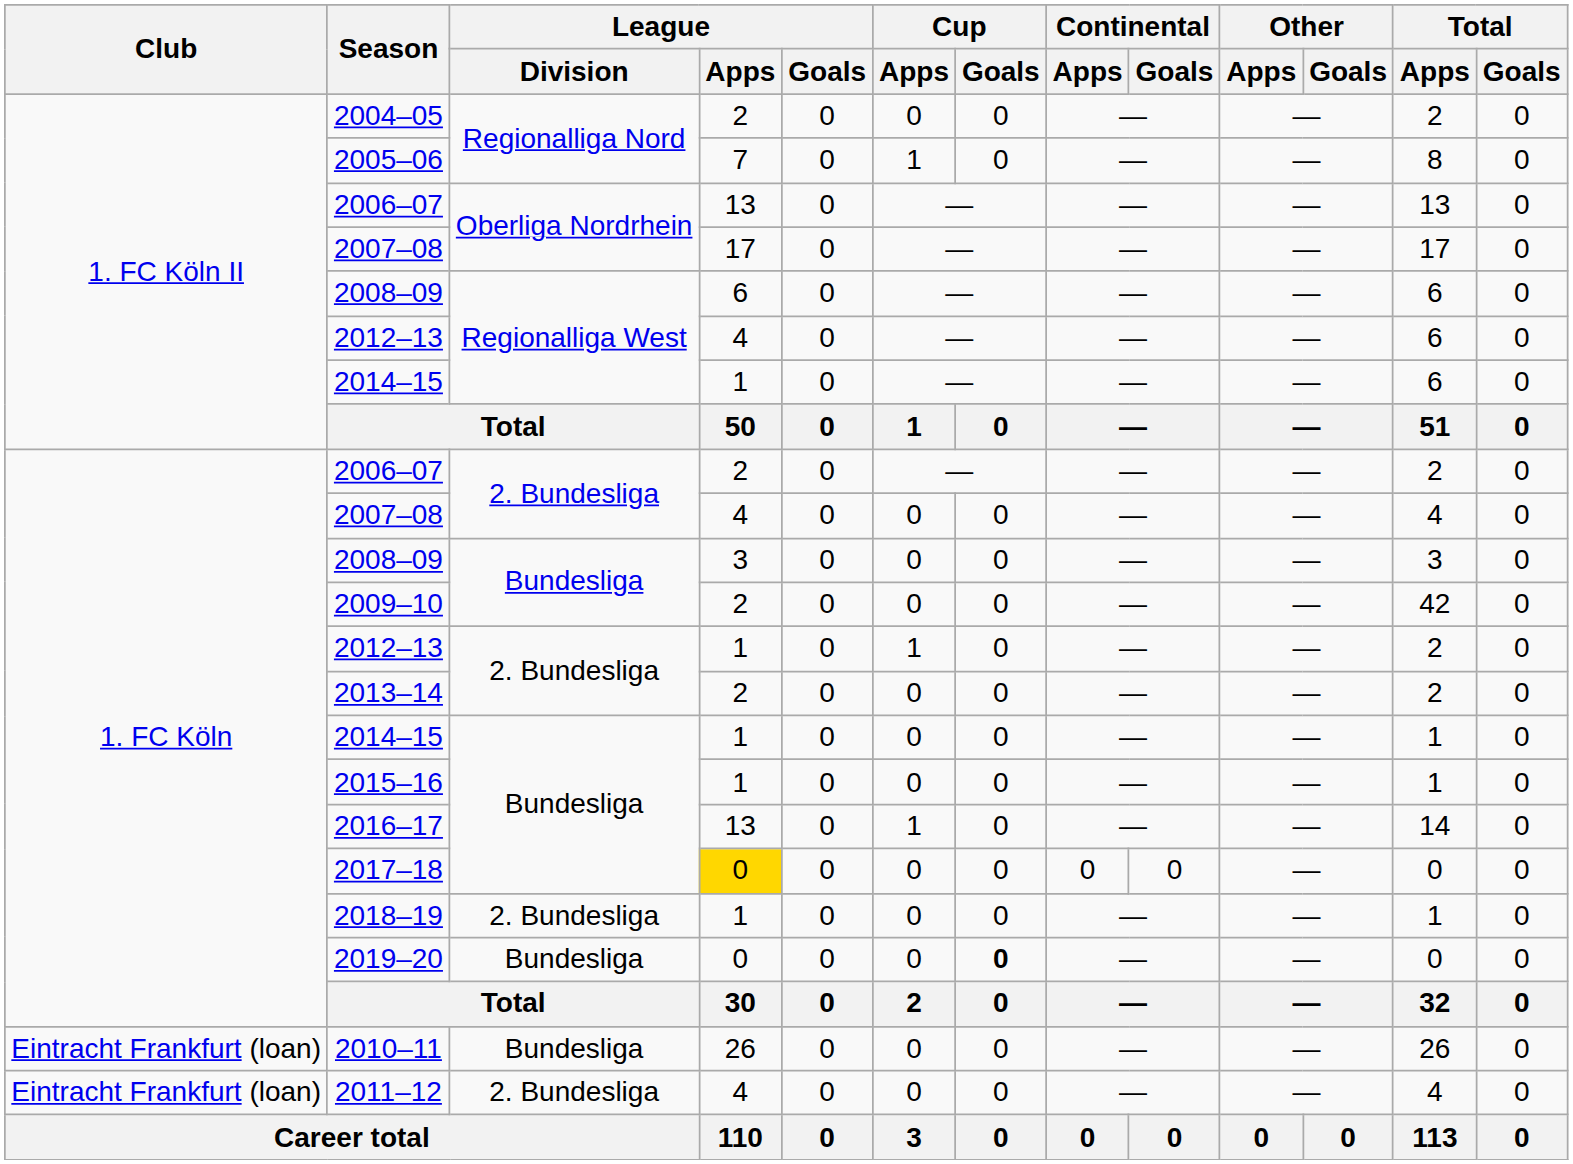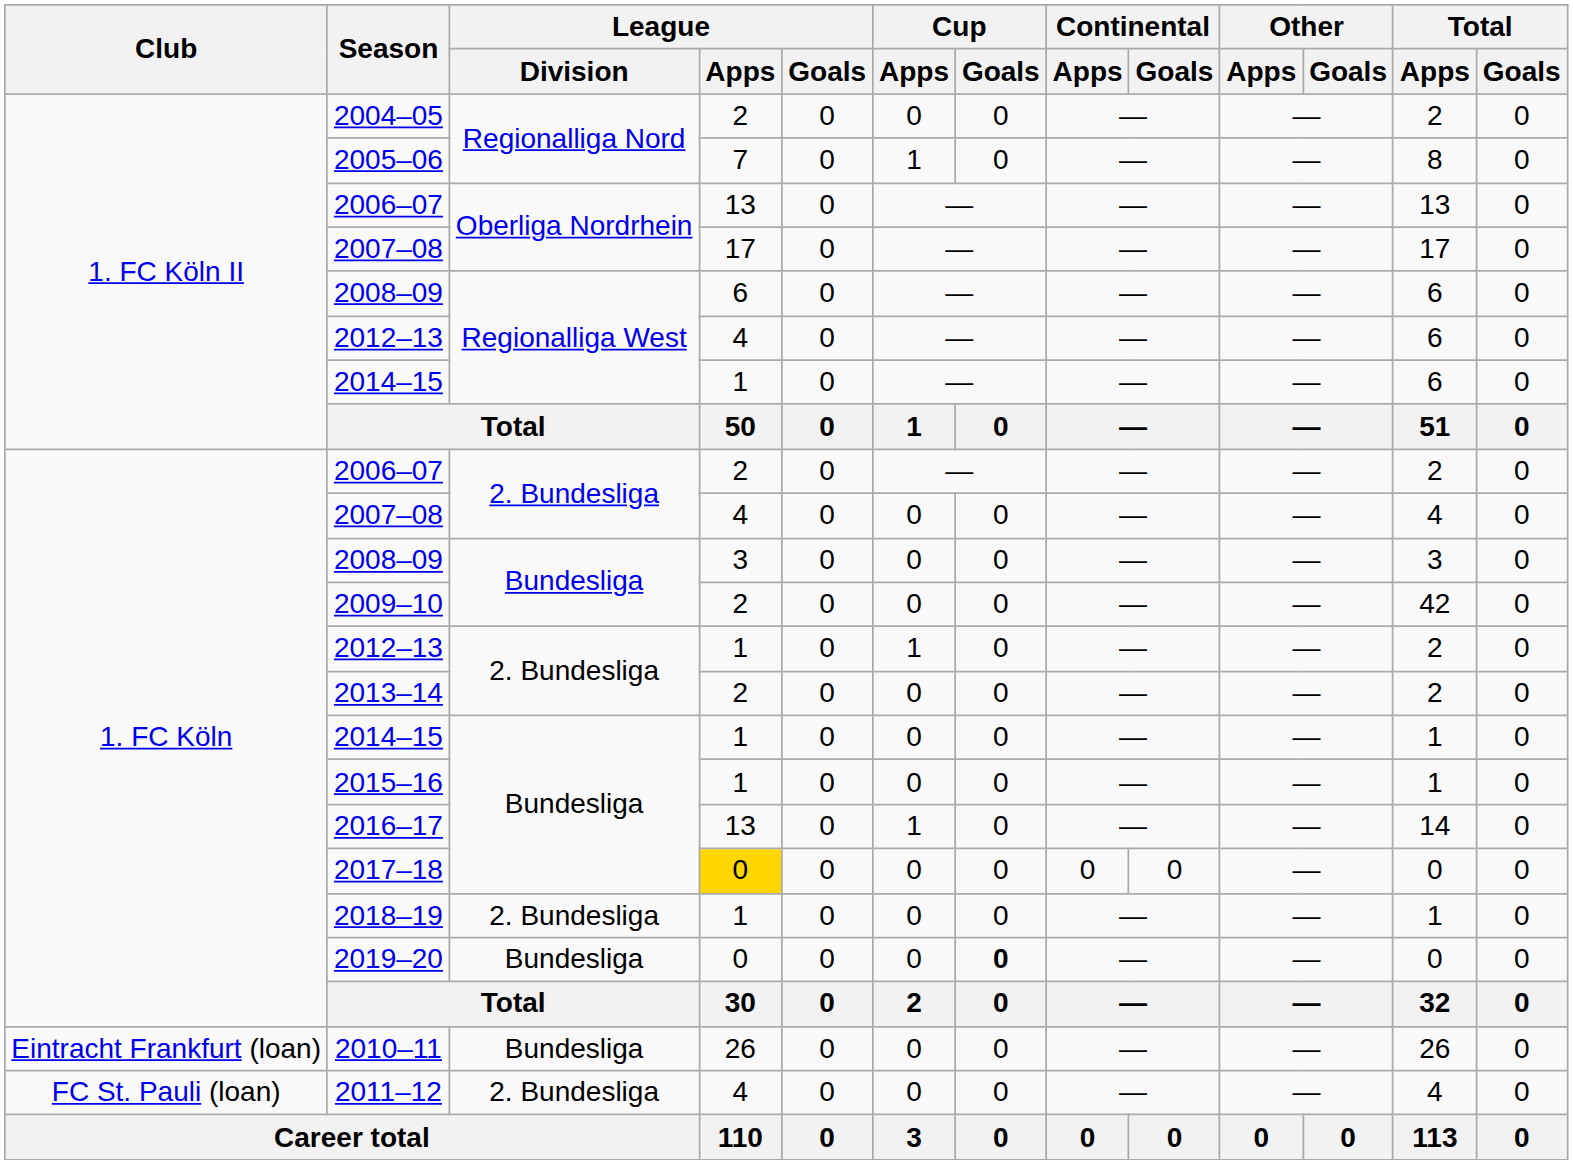(166, 1092) Eintracht Frankfurt (loan) -> (166, 1092) FC St. Pauli (loan)
